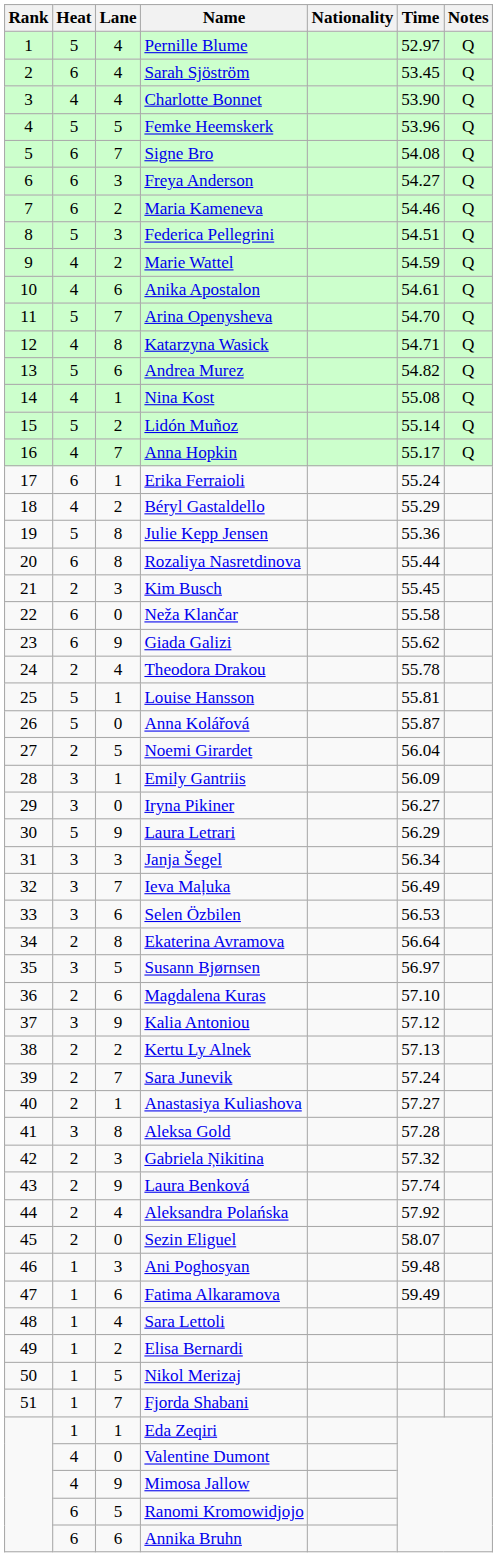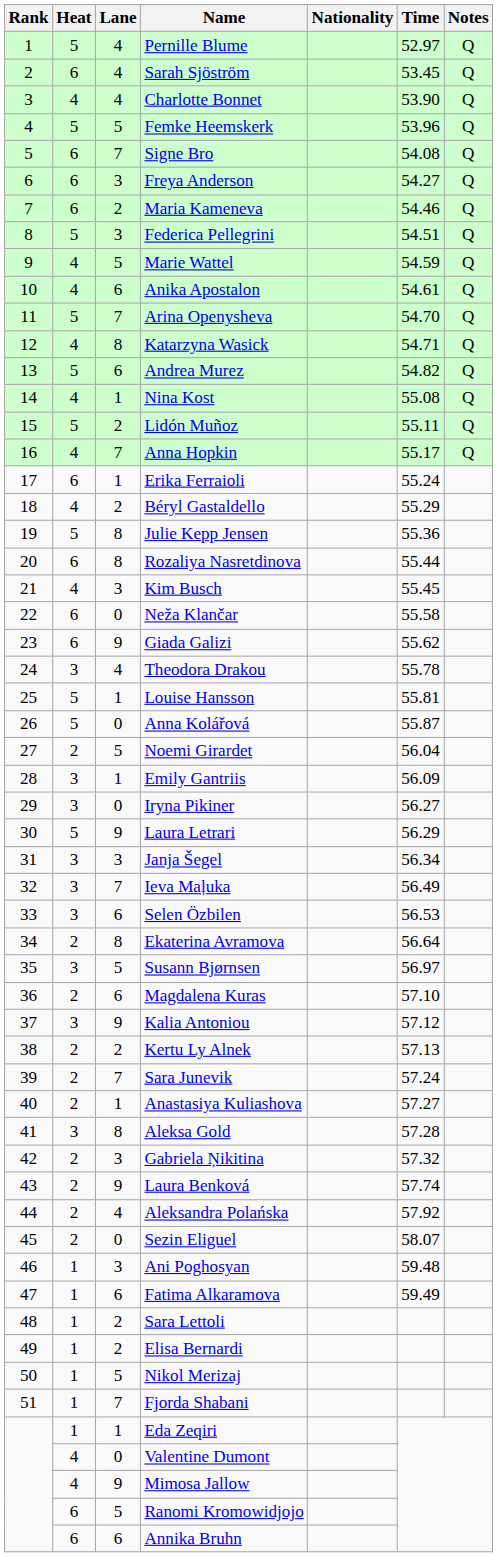(118, 262) 2 -> (118, 262) 5
(421, 425) 55.14 -> (421, 425) 55.11
(74, 588) 2 -> (74, 588) 4
(74, 669) 2 -> (74, 669) 3
(118, 1321) 4 -> (118, 1321) 2
